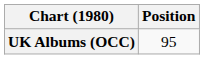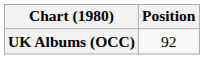(169, 41) 95 -> (169, 41) 92
